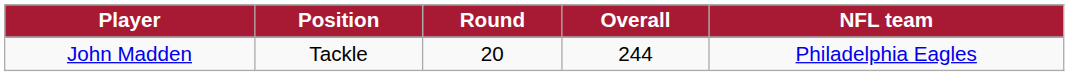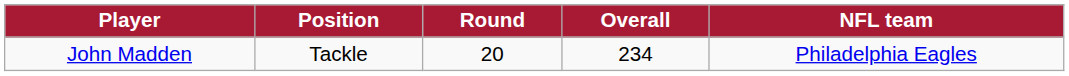(636, 53) 244 -> (636, 53) 234
